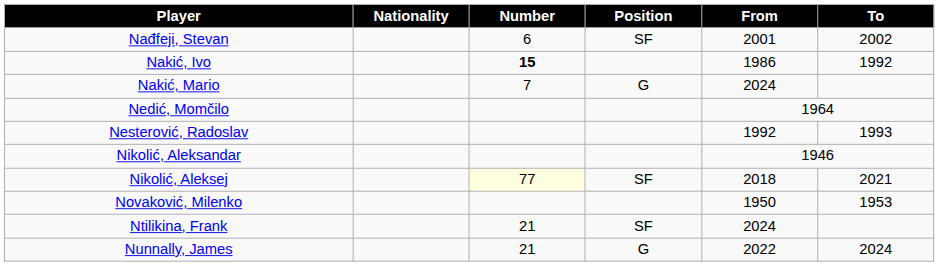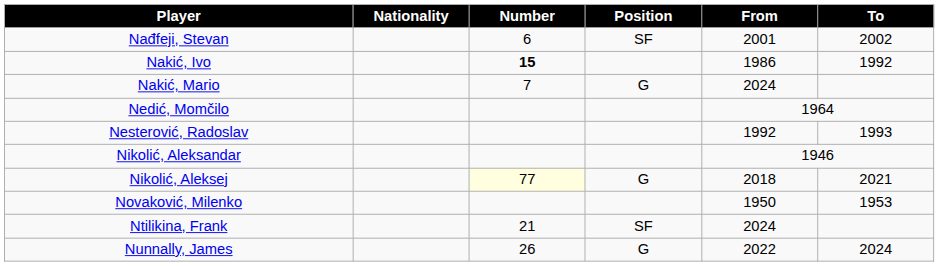(643, 179) SF -> (643, 179) G
(527, 249) 21 -> (527, 249) 26
